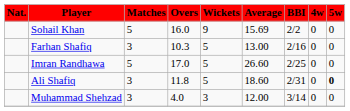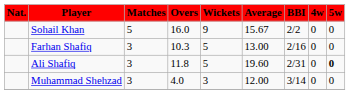(257, 30) 15.69 -> (257, 30) 15.67
- row: (68, 64)
(257, 81) 18.60 -> (257, 64) 19.60
